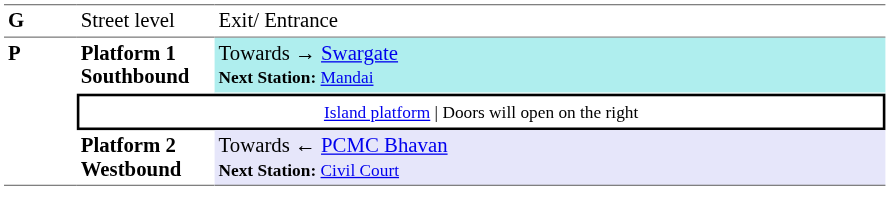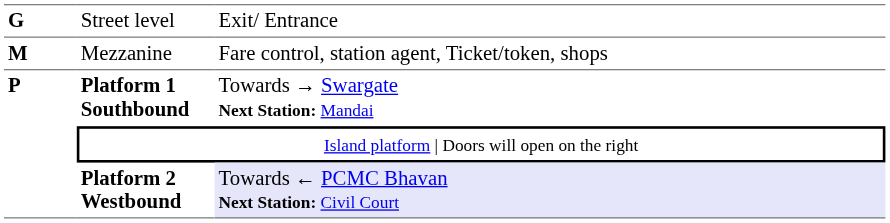+ row: (126, 53)
(308, 64) paleturquoise background -> (308, 97) no background
